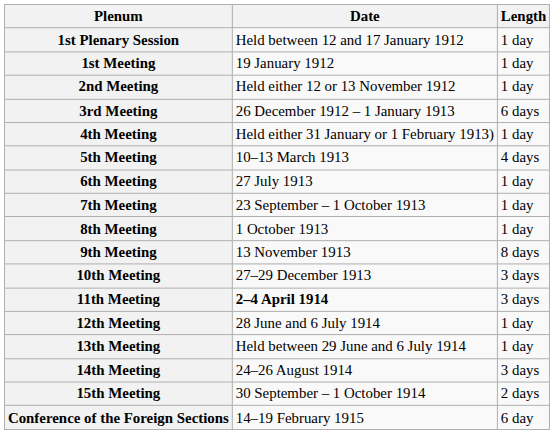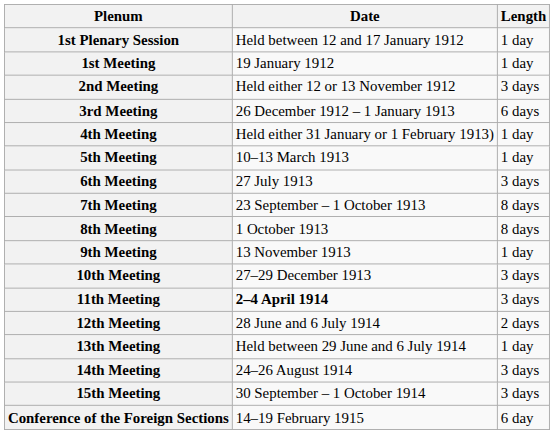(517, 87) 1 day -> (520, 87) 3 days
(520, 157) 4 days -> (517, 157) 1 day
(517, 181) 1 day -> (520, 181) 3 days
(517, 205) 1 day -> (520, 205) 8 days
(517, 228) 1 day -> (520, 228) 8 days
(520, 252) 8 days -> (517, 252) 1 day
(517, 323) 1 day -> (520, 323) 2 days
(520, 393) 2 days -> (520, 393) 3 days
